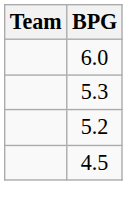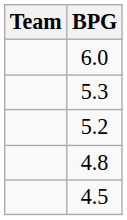+ row: (95, 162)
